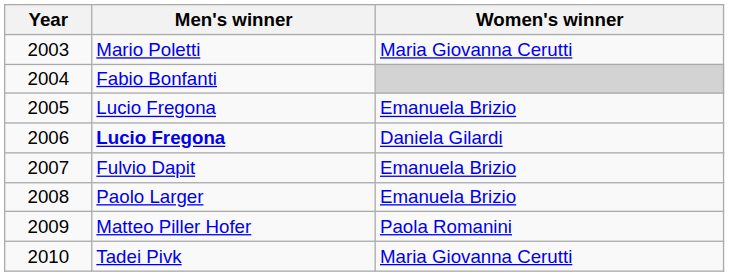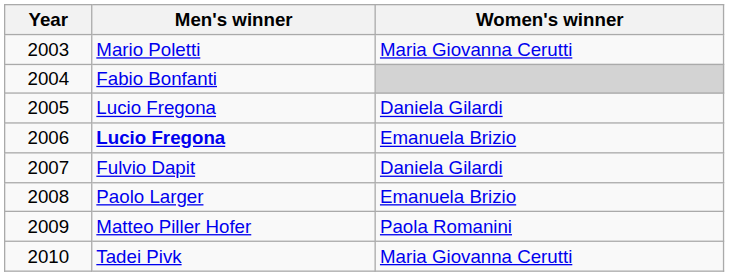(448, 109) Emanuela Brizio -> (441, 109) Daniela Gilardi
(441, 138) Daniela Gilardi -> (448, 138) Emanuela Brizio
(448, 168) Emanuela Brizio -> (441, 168) Daniela Gilardi
